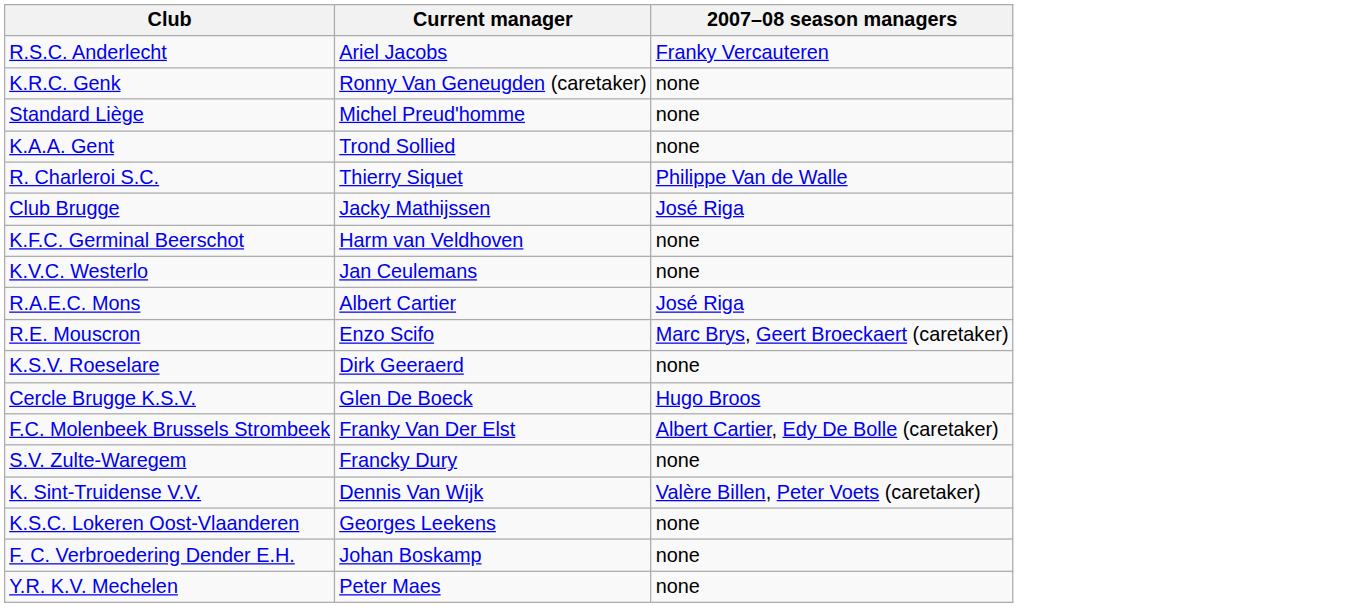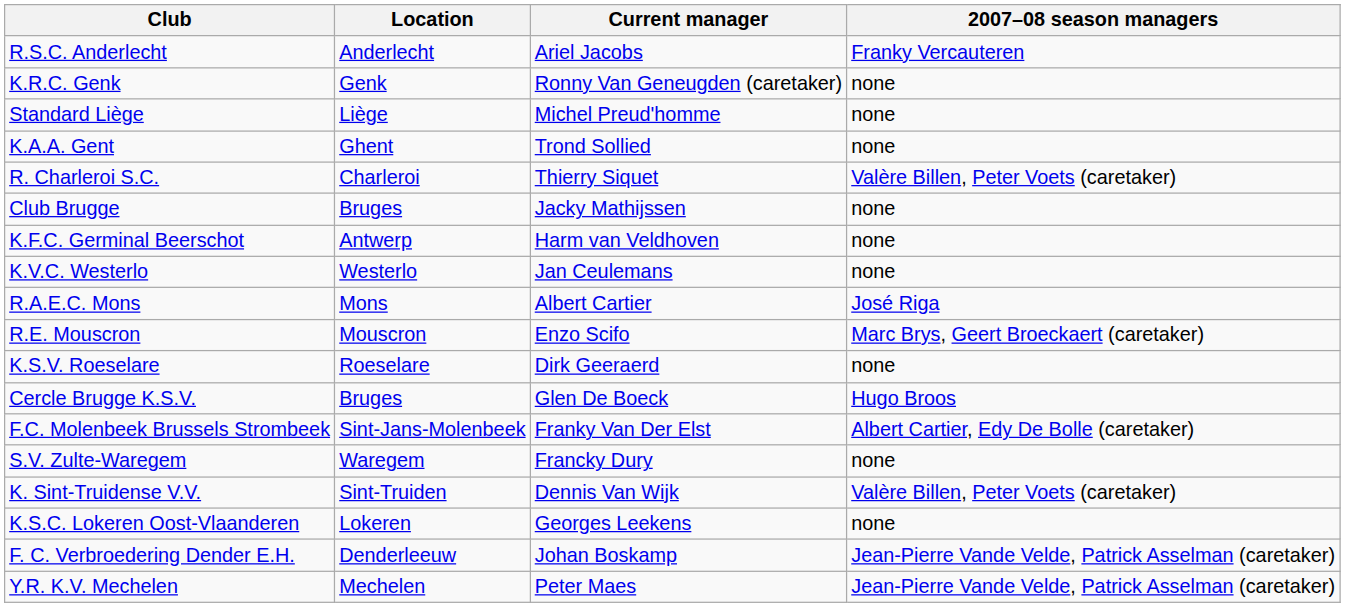+ column: (432, 20)
(752, 177) Philippe Van de Walle -> (1014, 177) Valère Billen, Peter Voets (caretaker)
(700, 209) José Riga -> (873, 209) none
(678, 555) none -> (1093, 555) Jean-Pierre Vande Velde, Patrick Asselman (caretaker)
(678, 586) none -> (1093, 586) Jean-Pierre Vande Velde, Patrick Asselman (caretaker)
